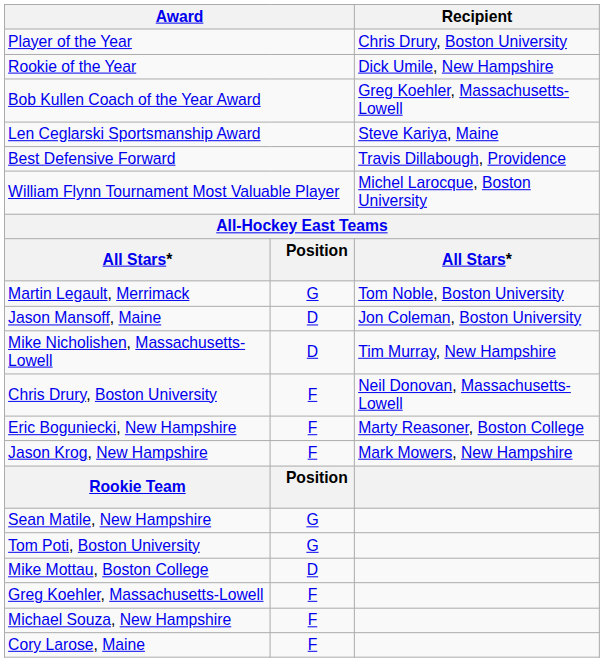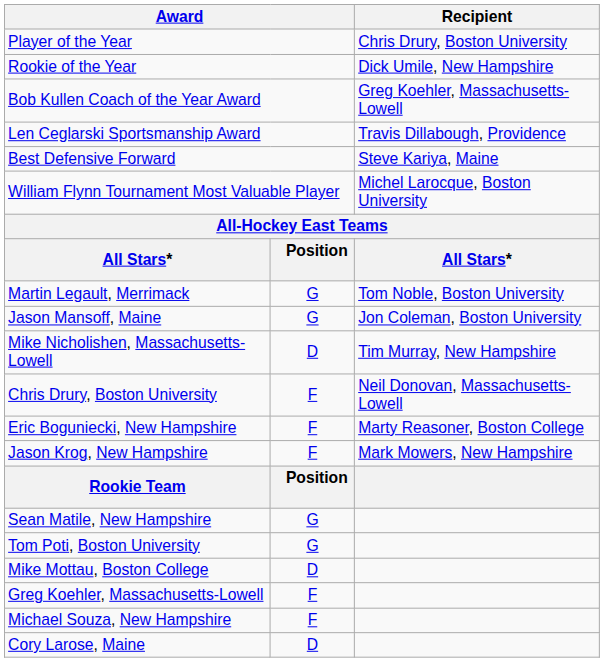(428, 134) Steve Kariya, Maine -> (462, 134) Travis Dillabough, Providence
(462, 158) Travis Dillabough, Providence -> (428, 158) Steve Kariya, Maine
(312, 318) D -> (312, 318) G
(312, 644) F -> (312, 644) D
